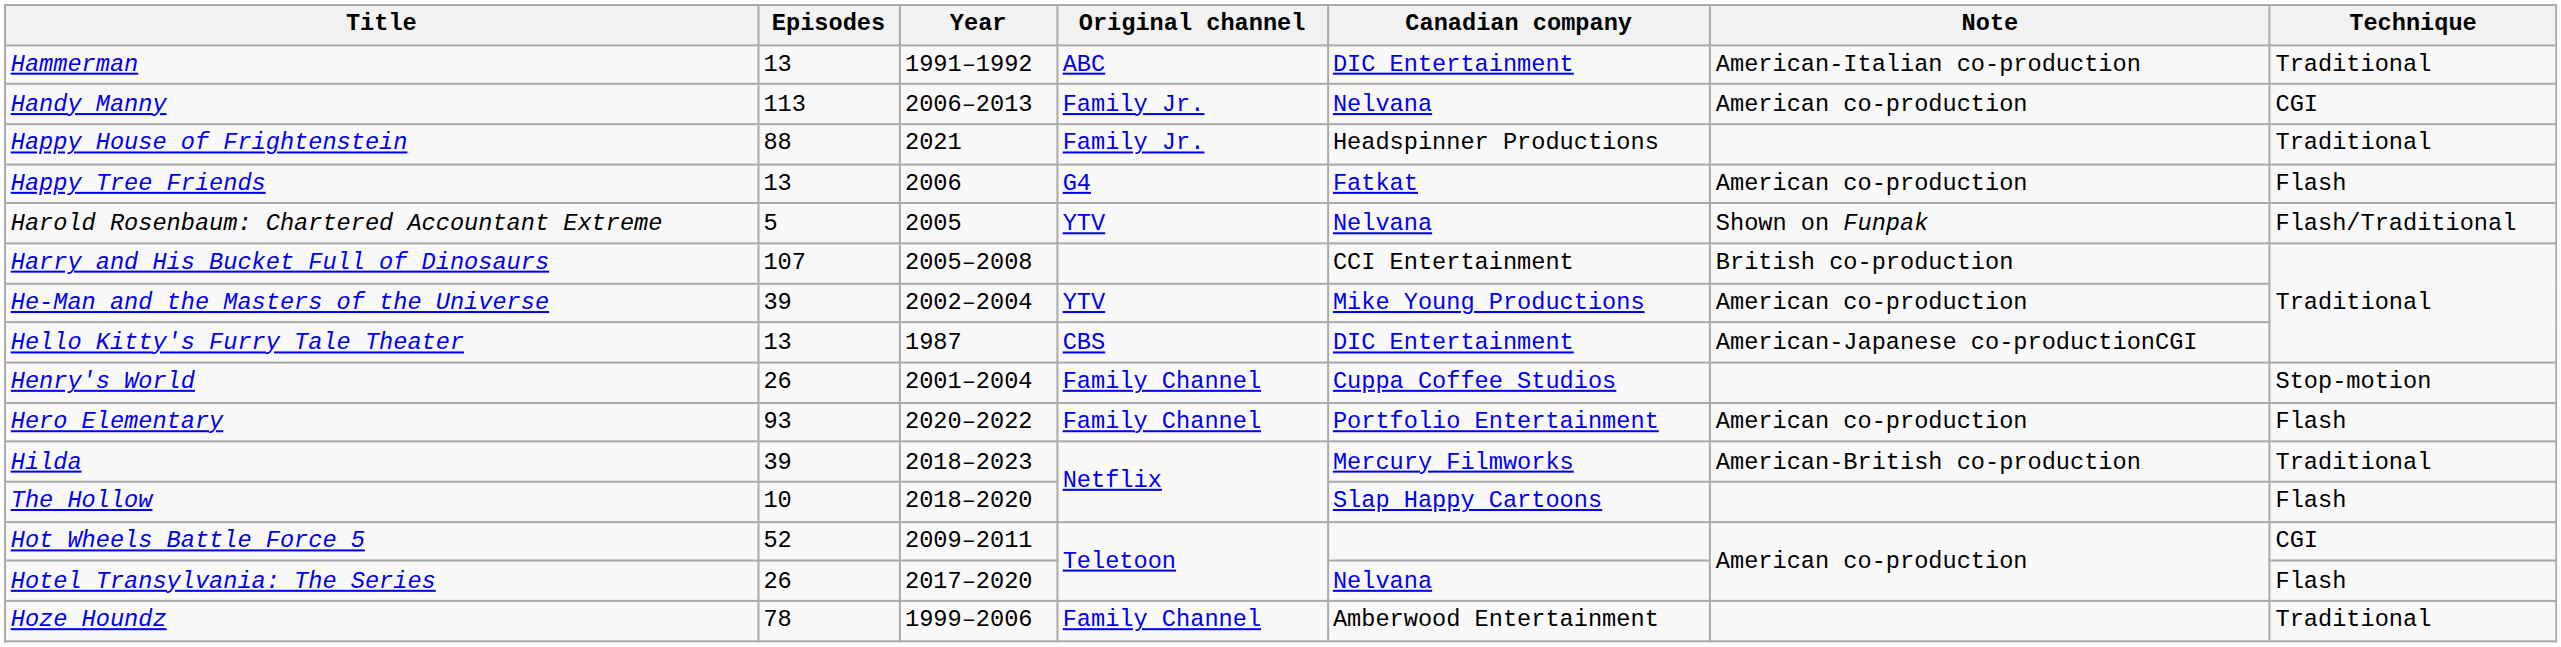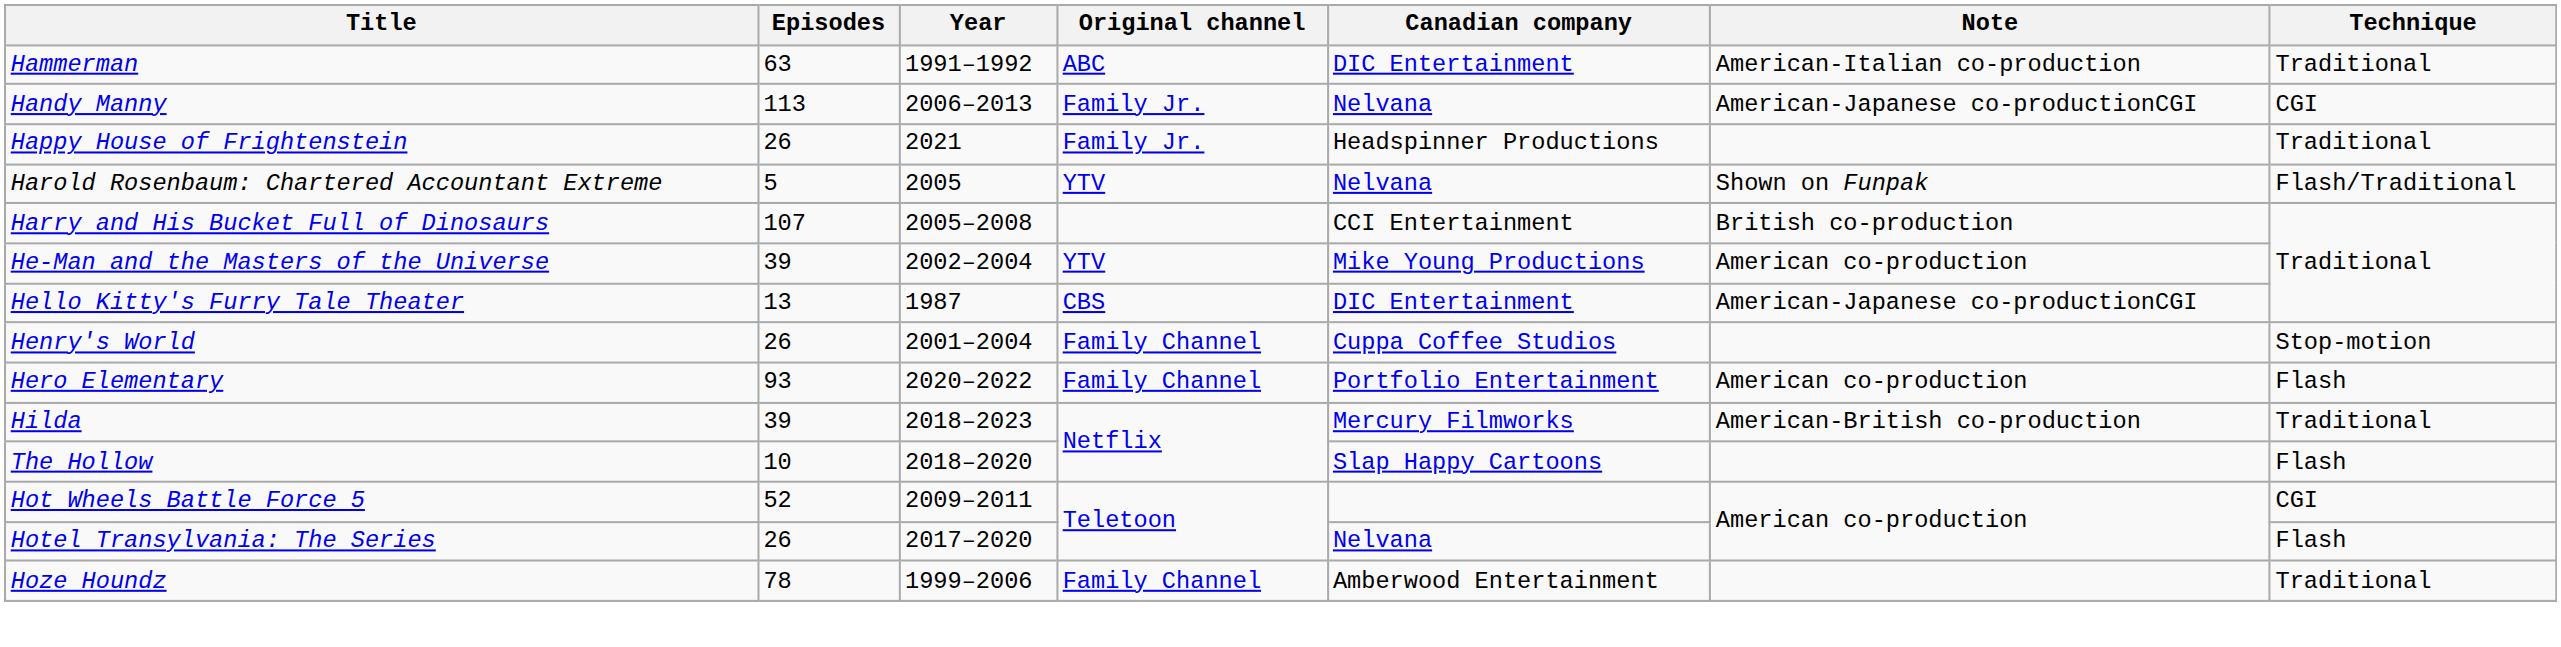(778, 64) 13 -> (778, 64) 63
(1872, 104) American co-production -> (1957, 104) American-Japanese co-productionCGI
(778, 144) 88 -> (778, 144) 26
- row: (138, 183)
